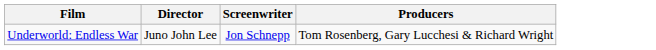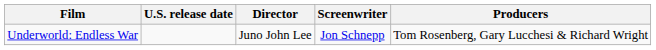+ column: (188, 14)
